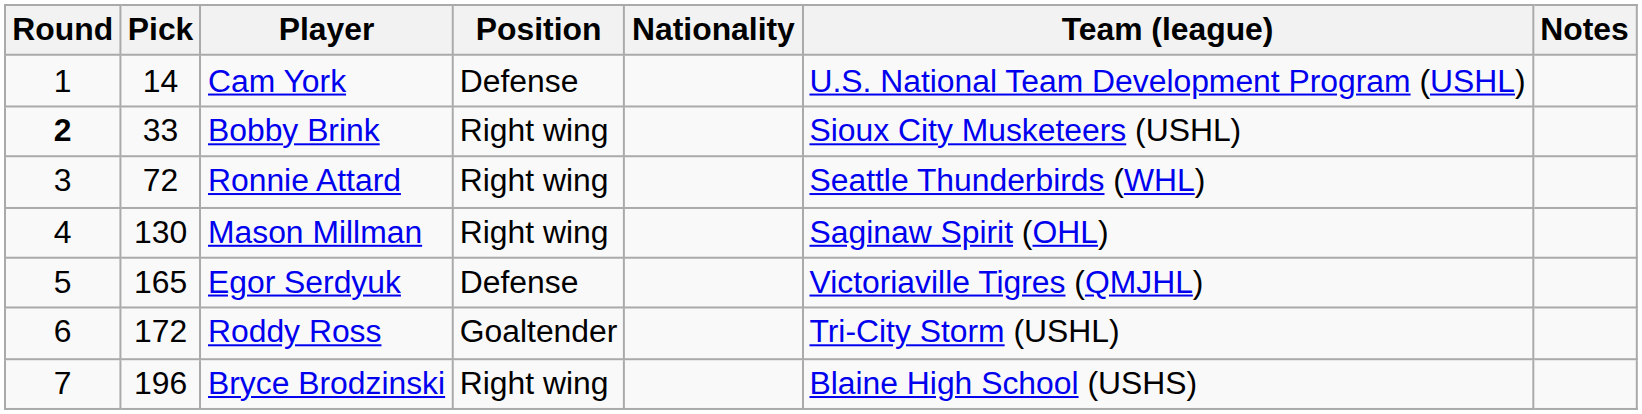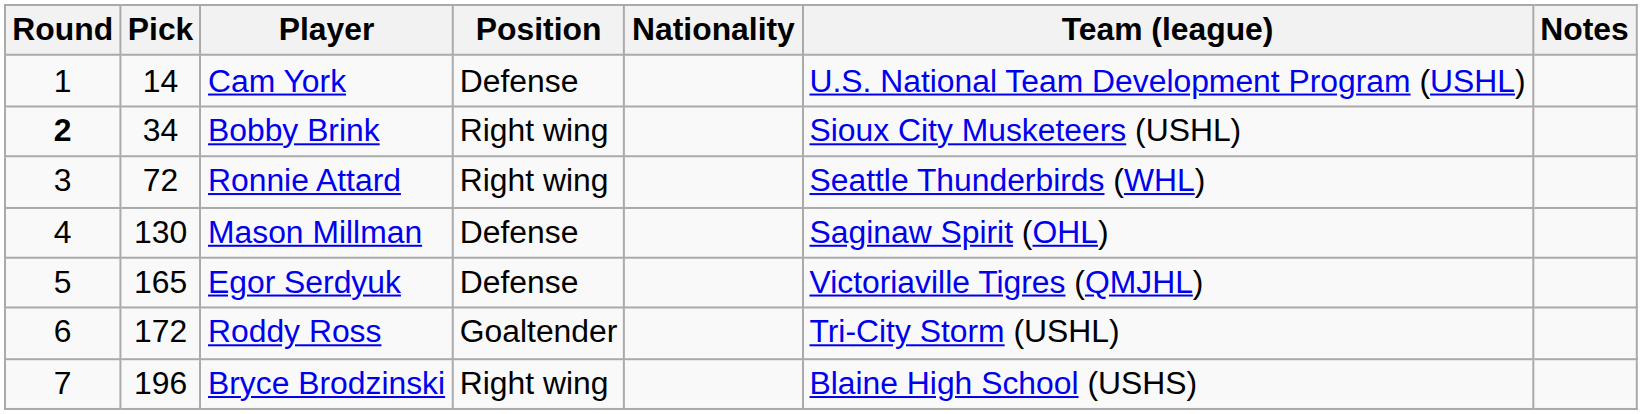(161, 130) 33 -> (161, 130) 34
(534, 231) Right wing -> (519, 231) Defense
